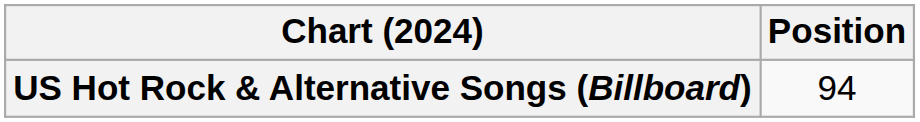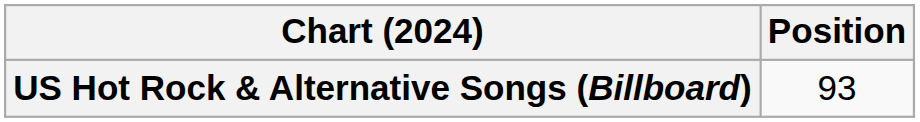(837, 87) 94 -> (837, 87) 93
